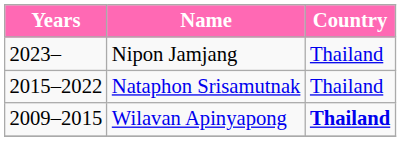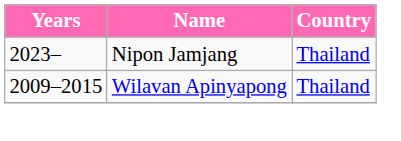- row: (206, 86)
(350, 119) bold -> (333, 86) normal
